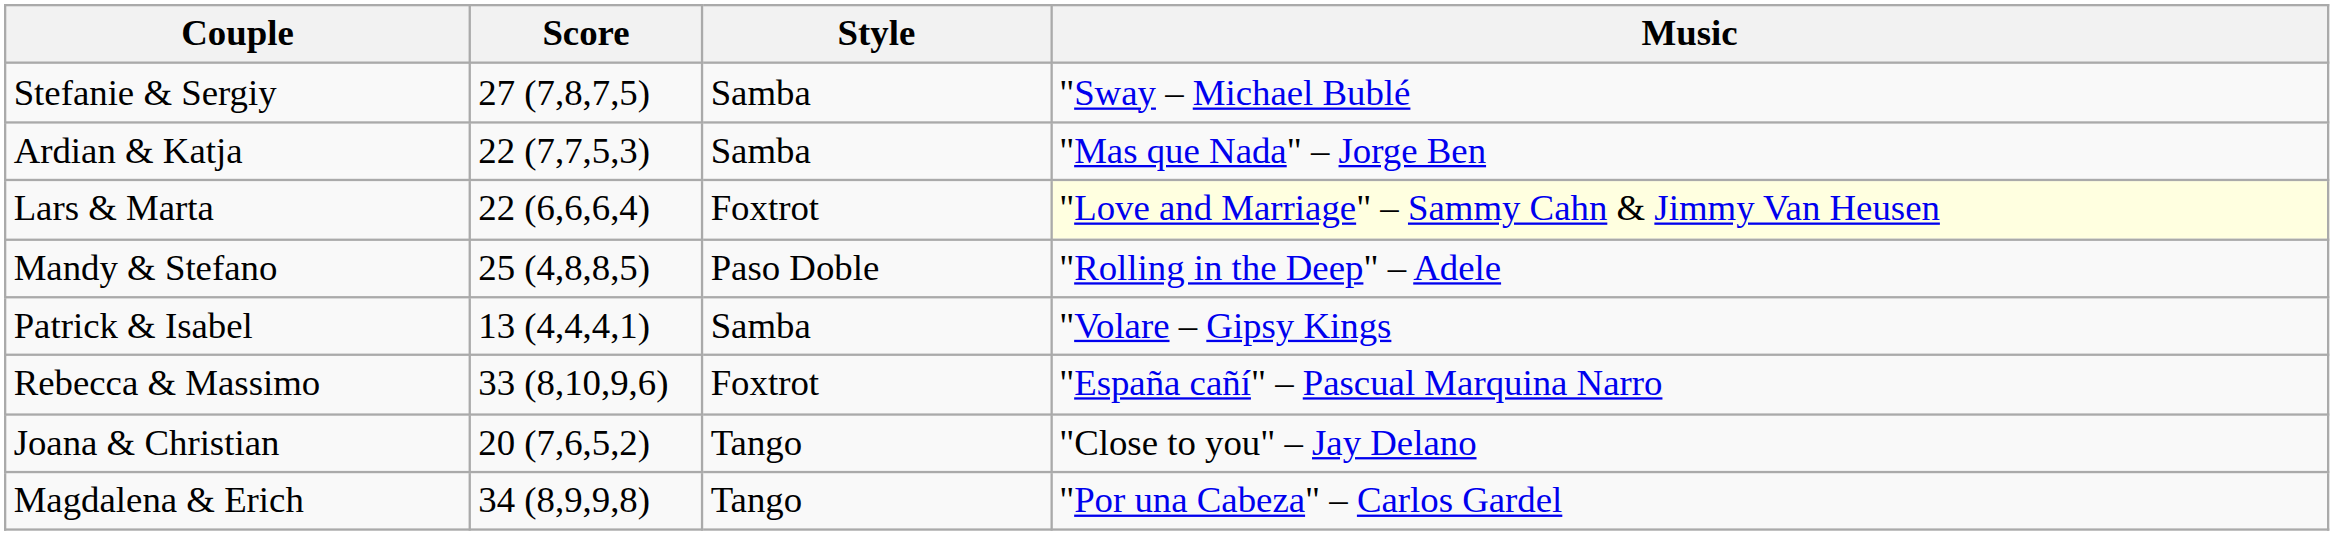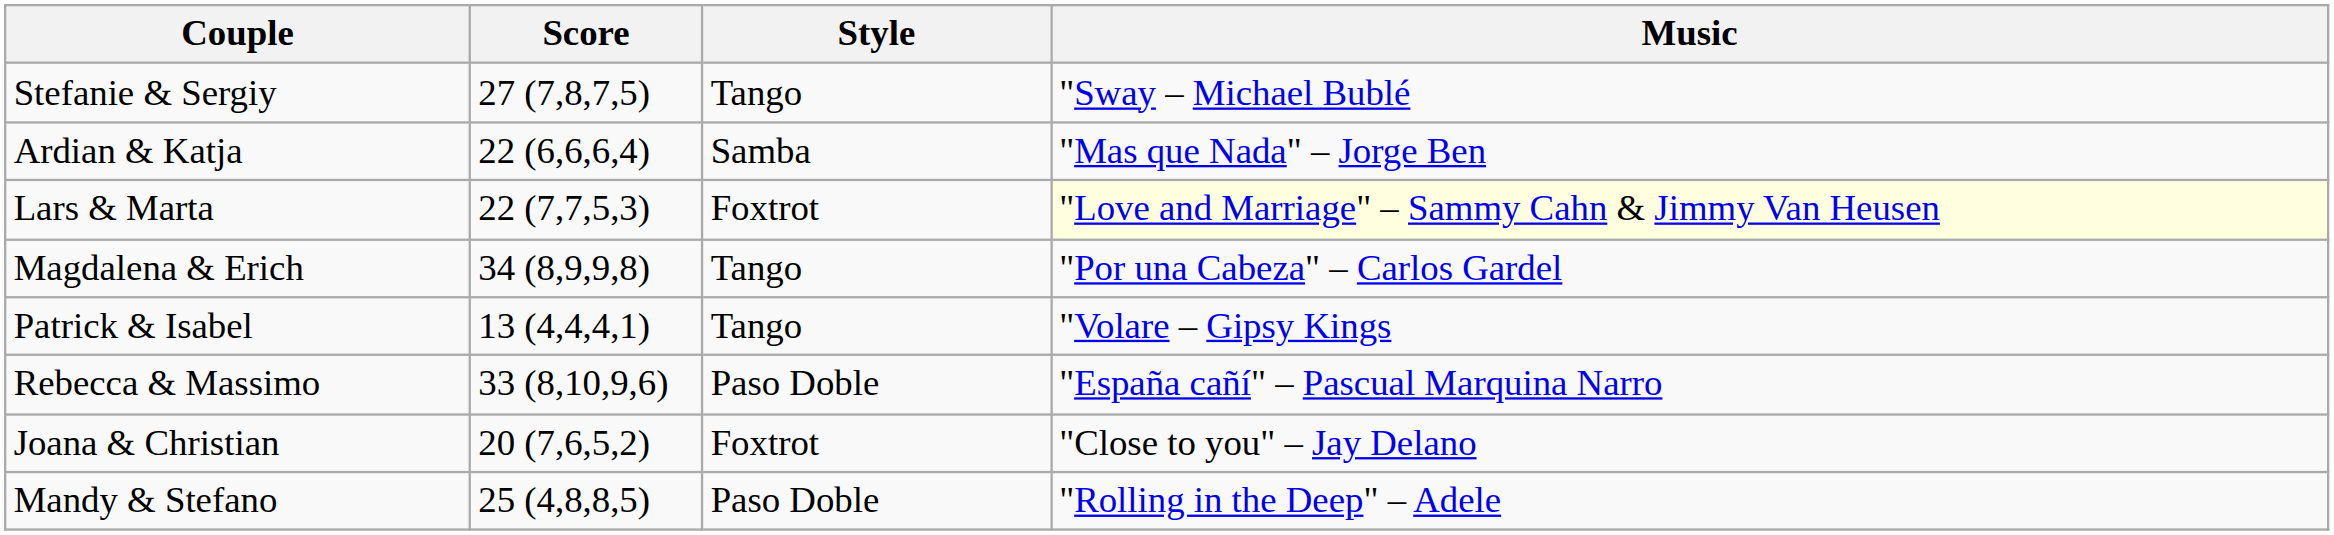(761, 92) Samba -> (756, 92) Tango
(564, 150) 22 (7,7,5,3) -> (564, 150) 22 (6,6,6,4)
(564, 208) 22 (6,6,6,4) -> (564, 208) 22 (7,7,5,3)
rows swapped: (145, 267) <-> (159, 500)
(761, 325) Samba -> (756, 325) Tango
(765, 383) Foxtrot -> (795, 383) Paso Doble
(756, 442) Tango -> (765, 442) Foxtrot
